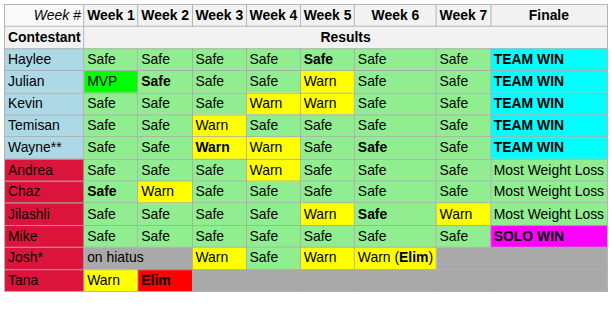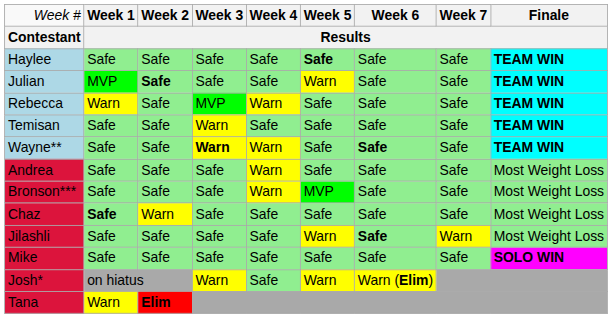- row: (25, 103)
+ row: (35, 103)
+ row: (42, 192)
